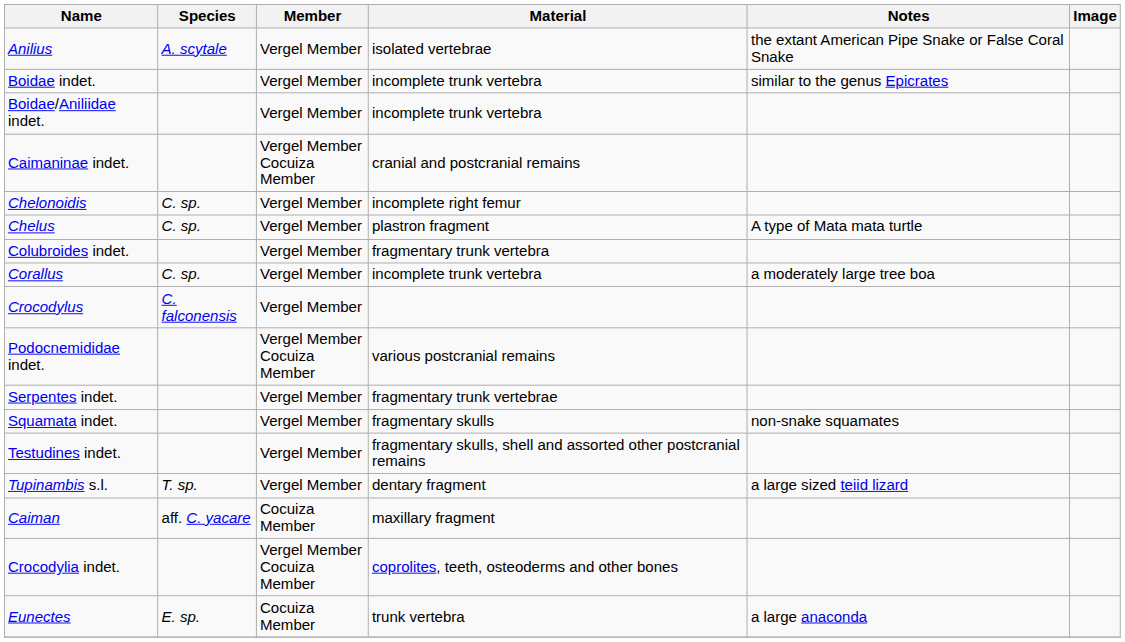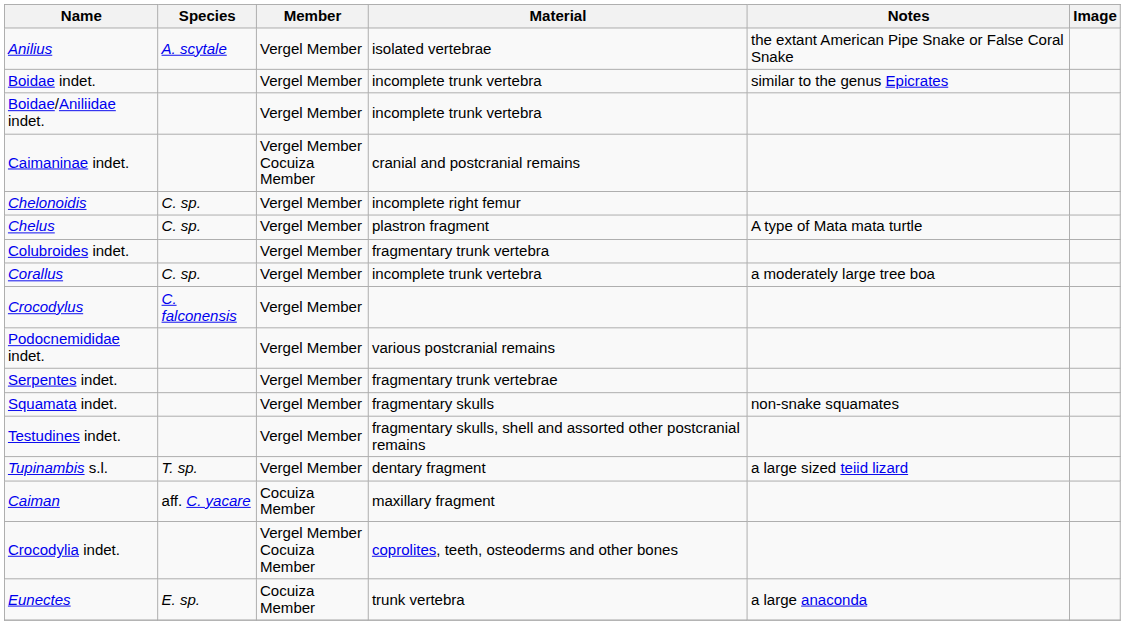(311, 356) Vergel Member Cocuiza Member -> (311, 348) Vergel Member
